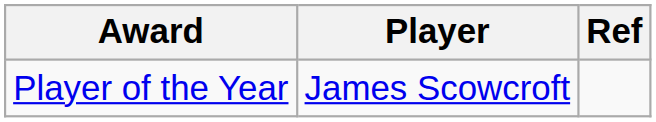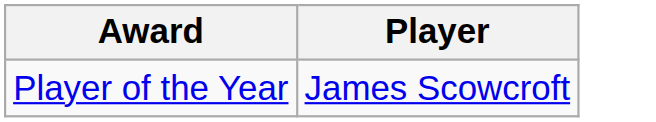- column: (614, 32)
